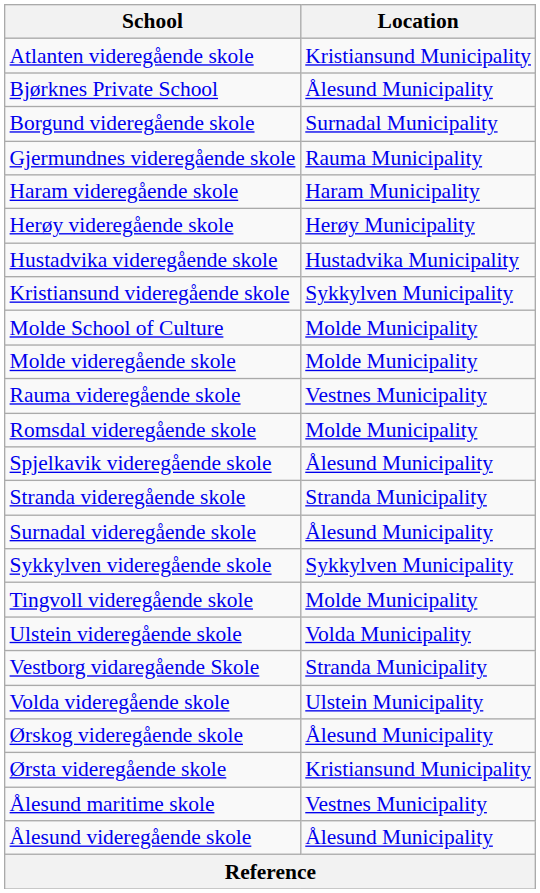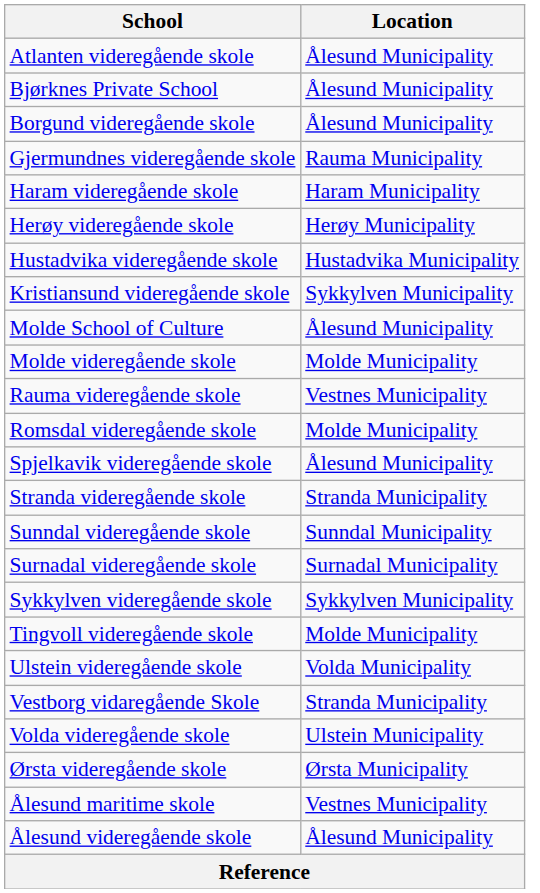(418, 55) Kristiansund Municipality -> (399, 55) Ålesund Municipality
(401, 123) Surnadal Municipality -> (399, 123) Ålesund Municipality
(391, 327) Molde Municipality -> (399, 327) Ålesund Municipality
+ row: (130, 531)
(399, 531) Ålesund Municipality -> (401, 565) Surnadal Municipality
- row: (126, 735)
(418, 769) Kristiansund Municipality -> (387, 769) Ørsta Municipality
